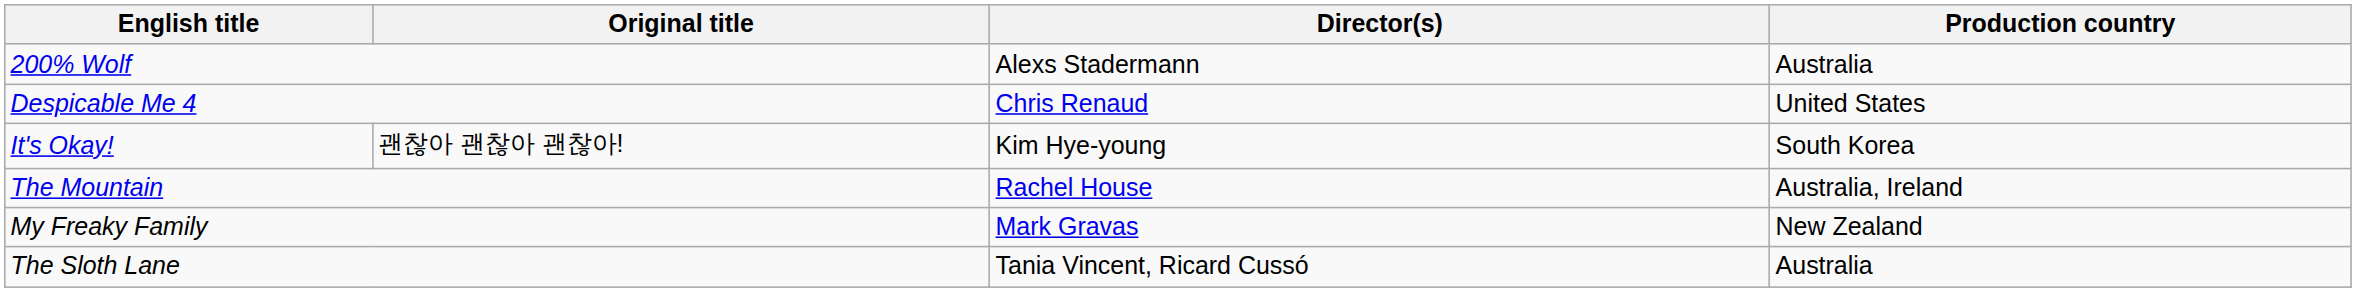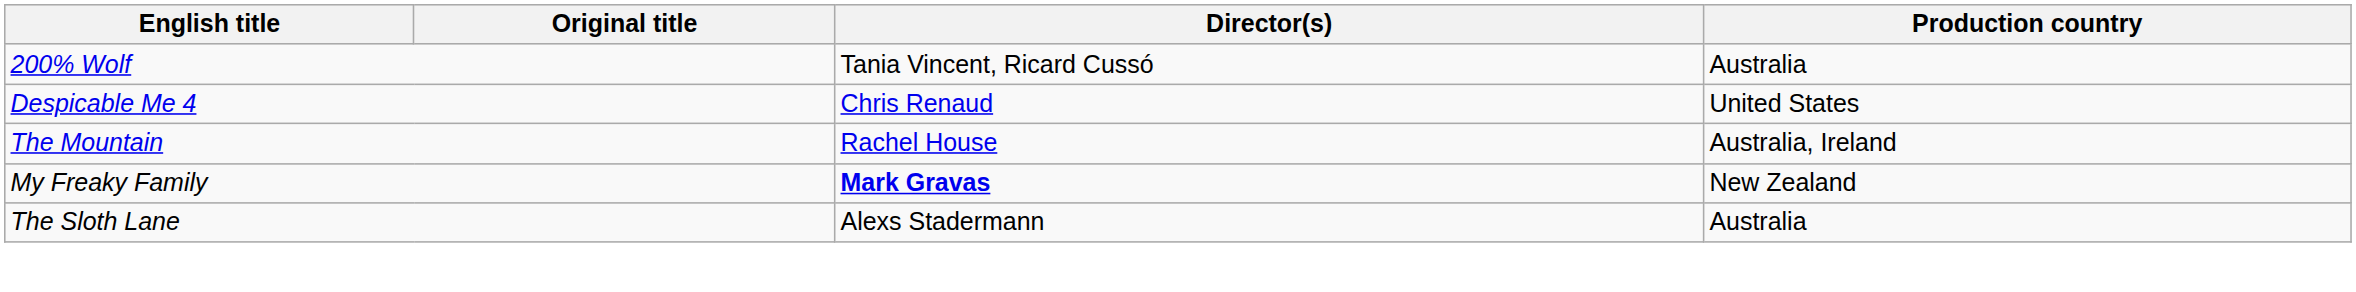(1098, 63) Alexs Stadermann -> (997, 63) Tania Vincent, Ricard Cussó
- row: (62, 145)
(1067, 226) normal -> (915, 182) bold
(1152, 266) Tania Vincent, Ricard Cussó -> (942, 222) Alexs Stadermann
